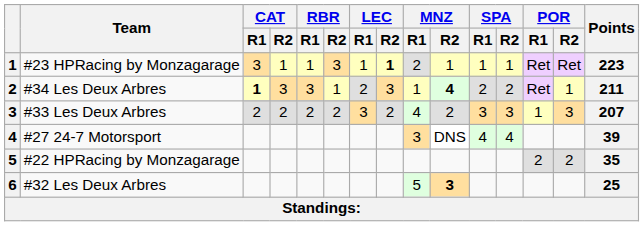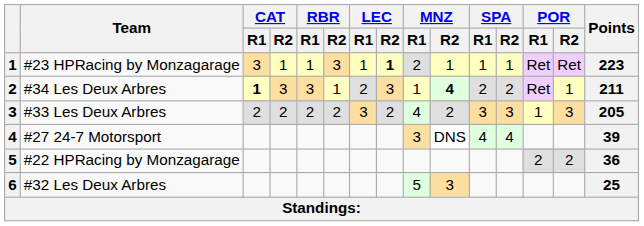(611, 112) 207 -> (611, 112) 205
(611, 160) 35 -> (611, 160) 36
(450, 184) bold -> (450, 184) normal
